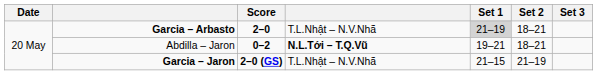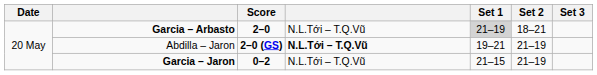(332, 29) T.L.Nhật – N.V.Nhã -> (326, 29) N.L.Tới – T.Q.Vũ
(261, 46) 0–2 -> (261, 46) 2–0 (GS)
(531, 46) 18–21 -> (531, 46) 21–19
(261, 62) 2–0 (GS) -> (261, 62) 0–2
(332, 62) T.L.Nhật – N.V.Nhã -> (326, 62) N.L.Tới – T.Q.Vũ
